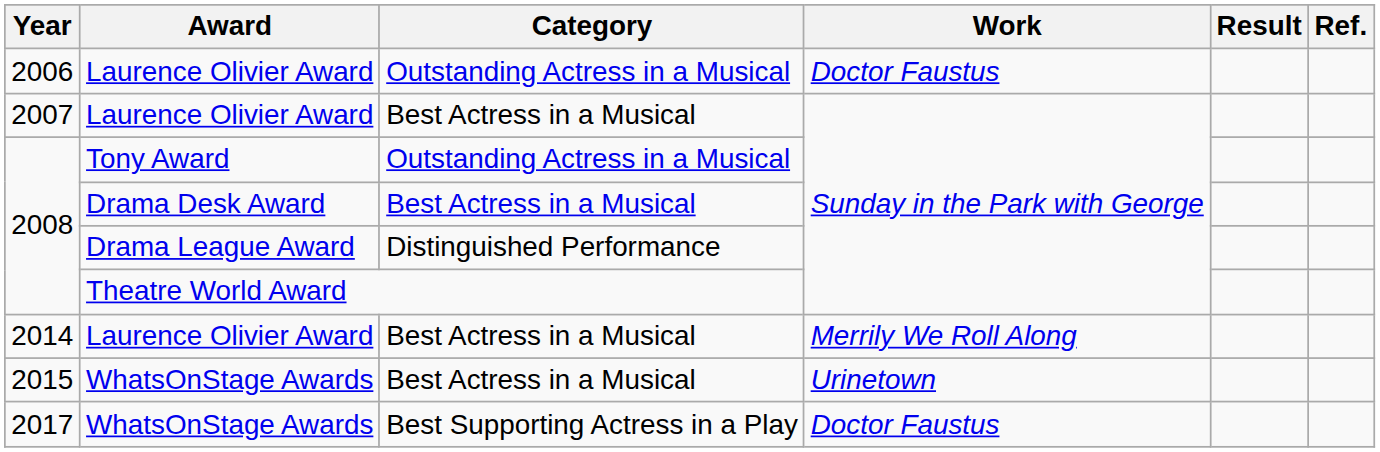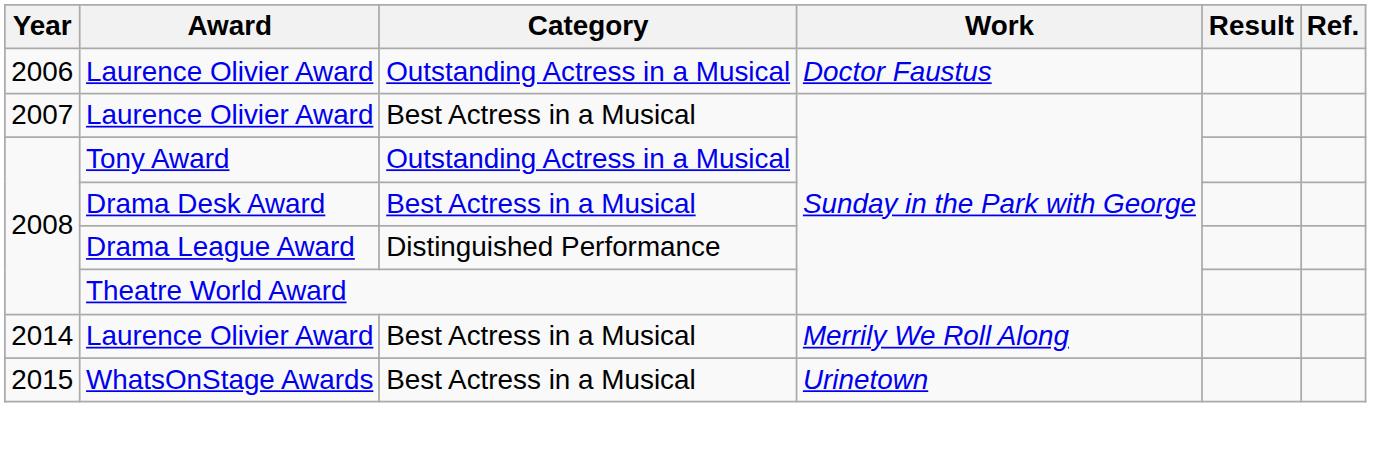- row: (42, 423)
